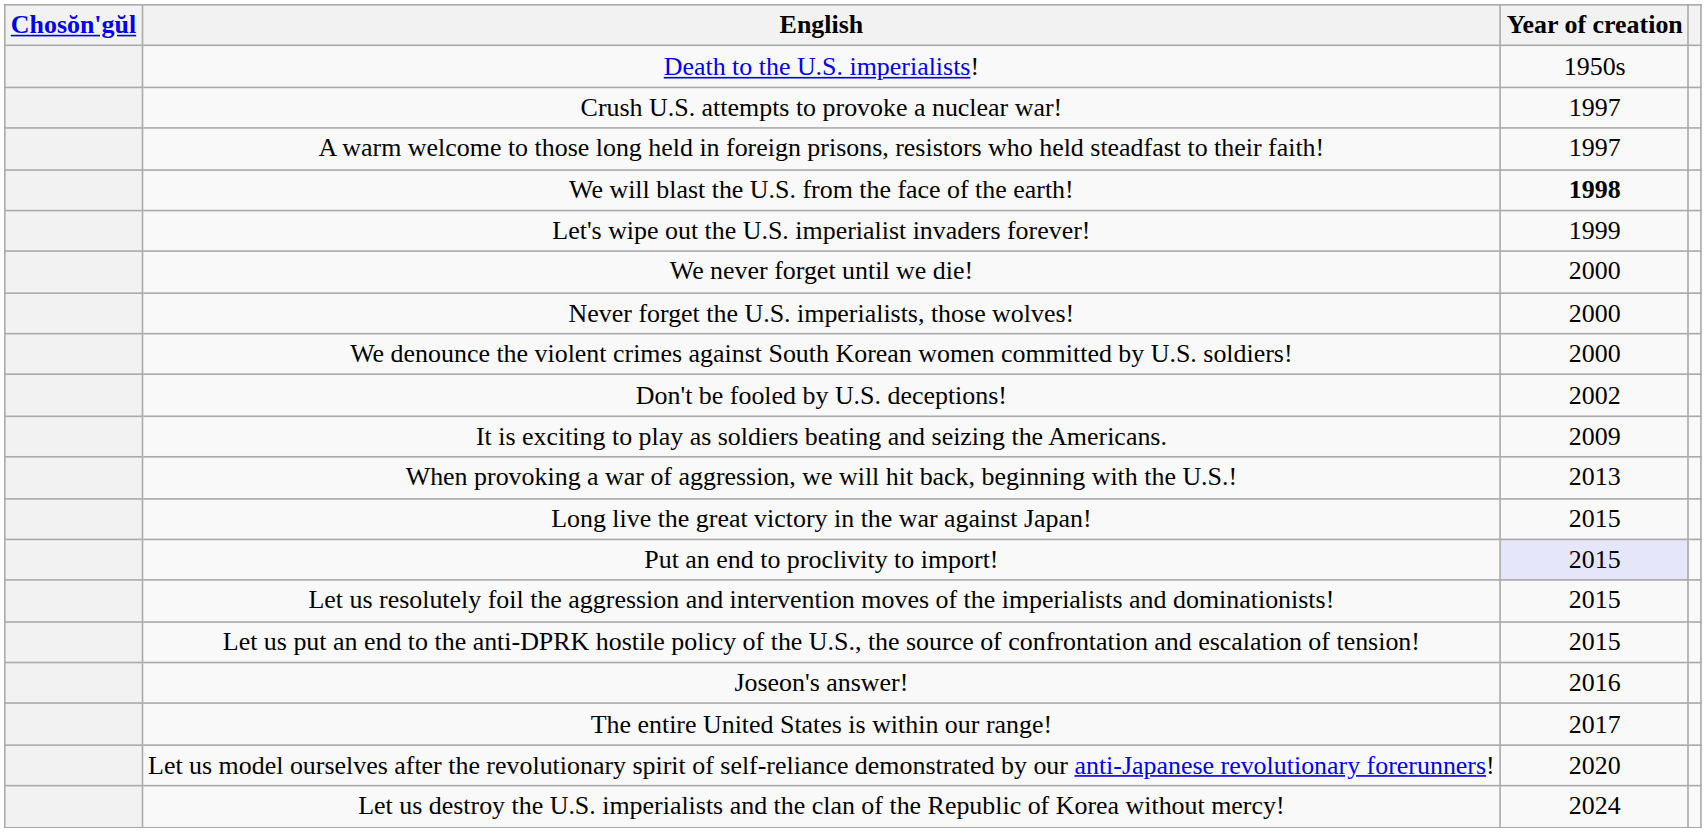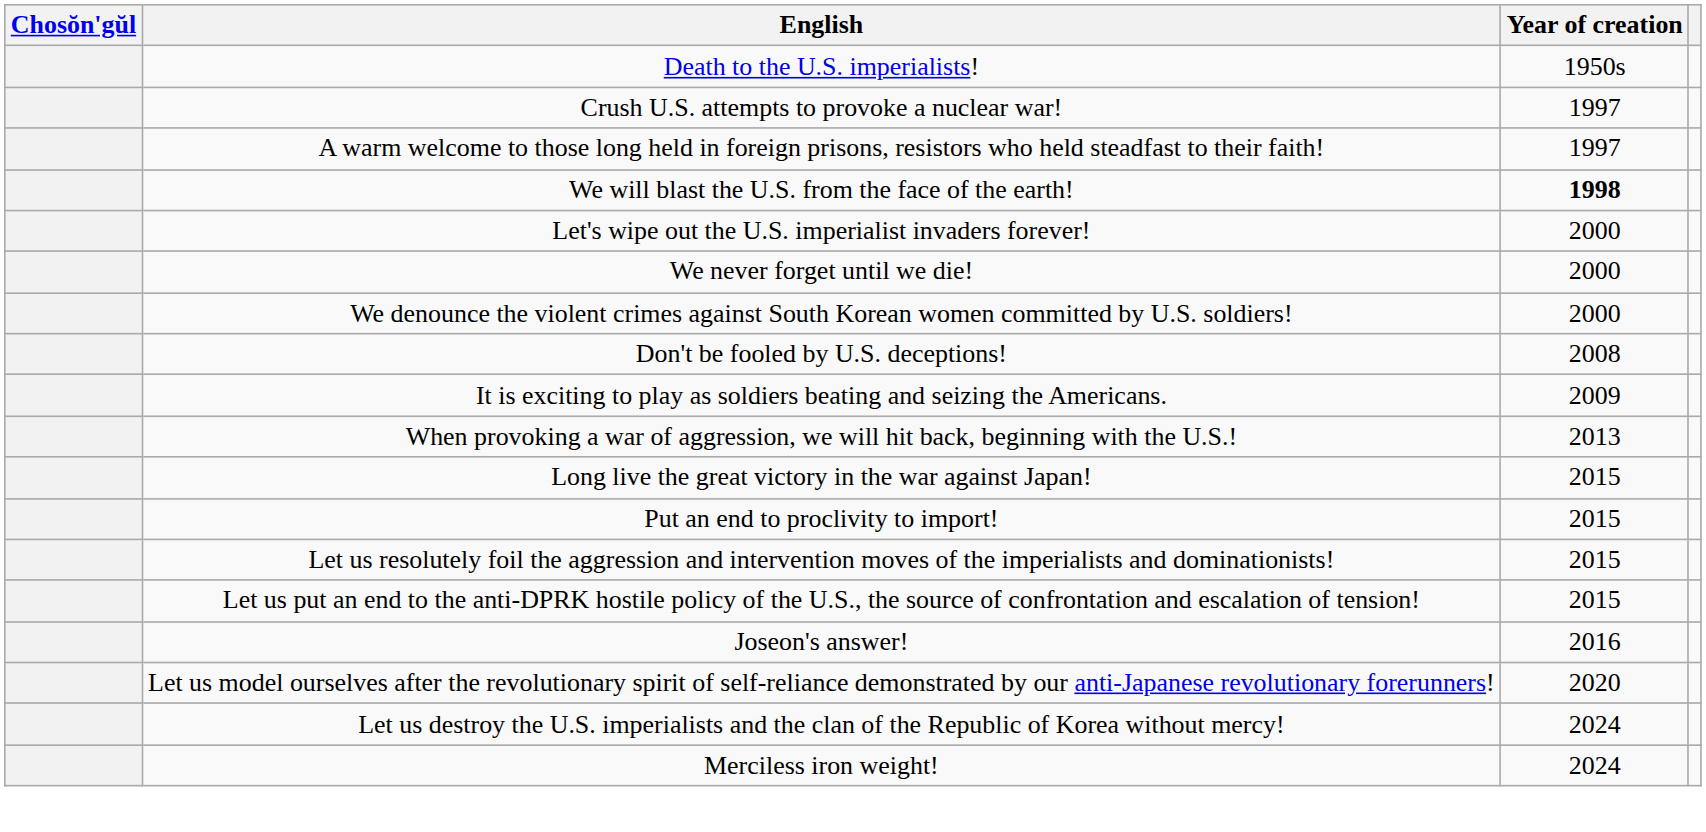(1595, 230) 1999 -> (1595, 230) 2000
- row: (821, 312)
(1595, 395) 2002 -> (1595, 353) 2008
(1595, 559) lavender background -> (1595, 518) no background
- row: (821, 723)
+ row: (821, 764)
